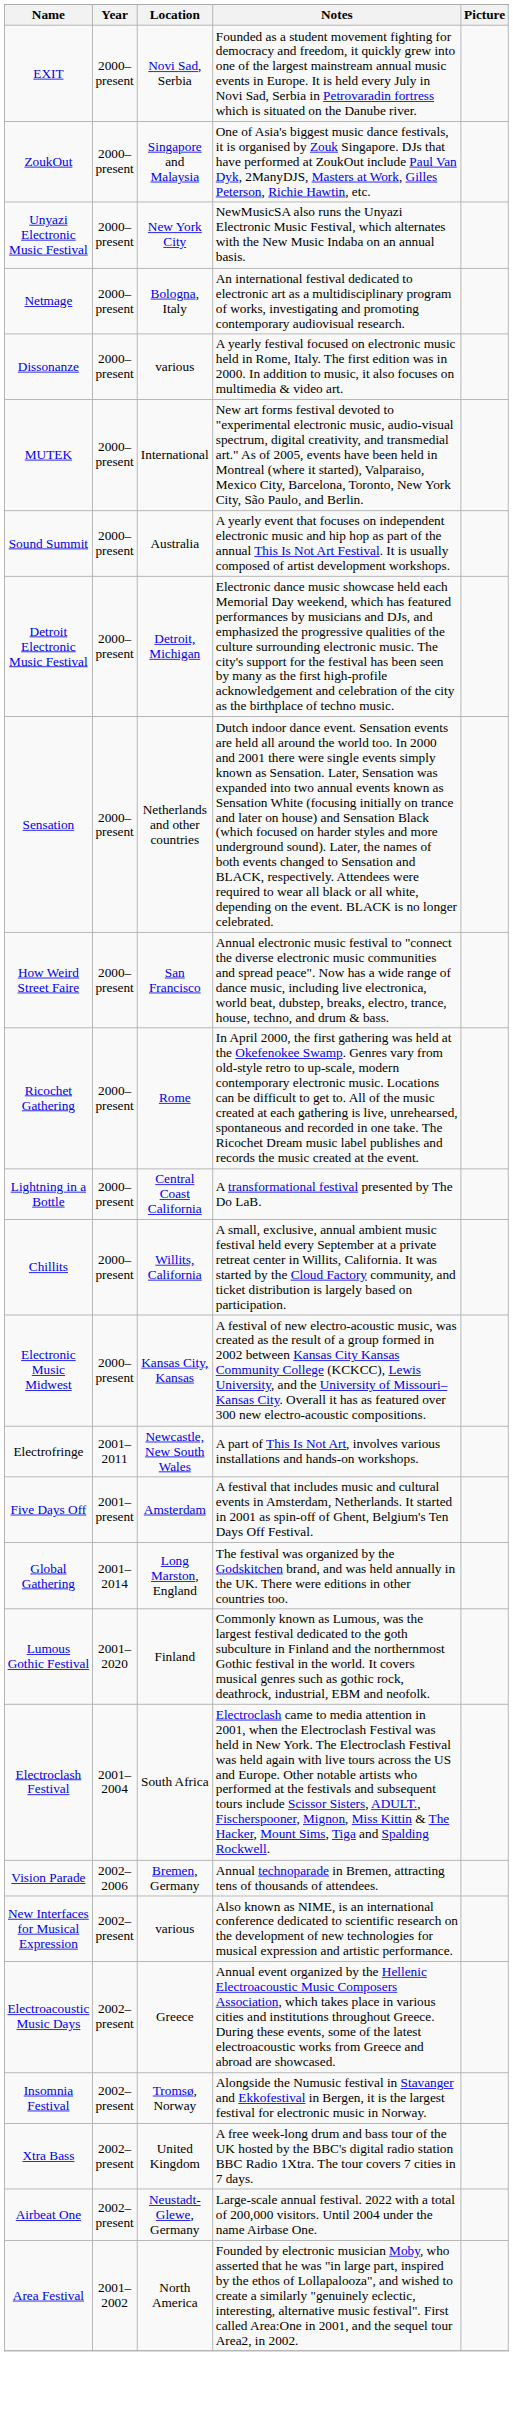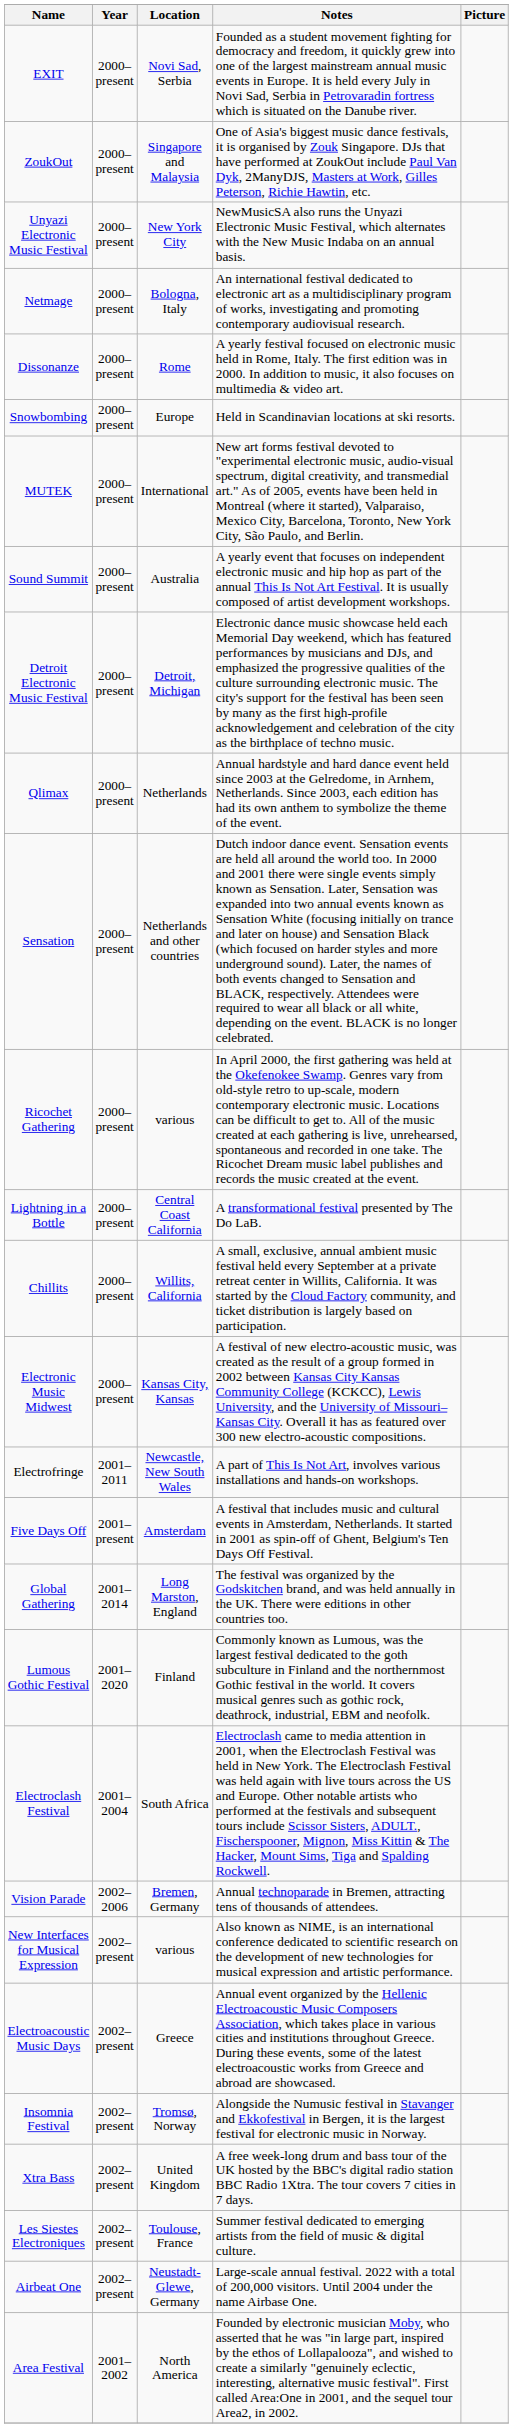(175, 366) various -> (175, 366) Rome
+ row: (48, 417)
+ row: (48, 793)
- row: (48, 980)
(175, 1098) Rome -> (175, 1119) various
+ row: (48, 2235)
